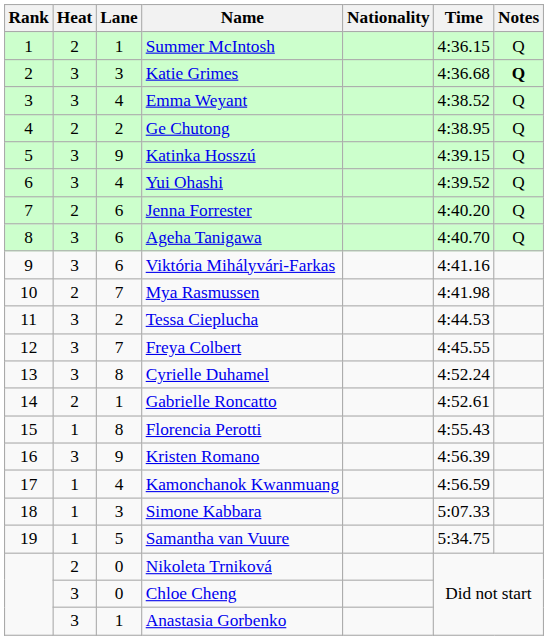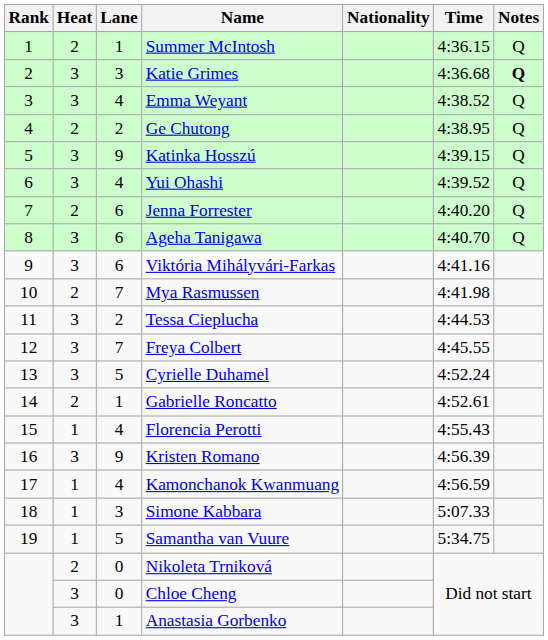(119, 374) 8 -> (119, 374) 5
(119, 429) 8 -> (119, 429) 4
